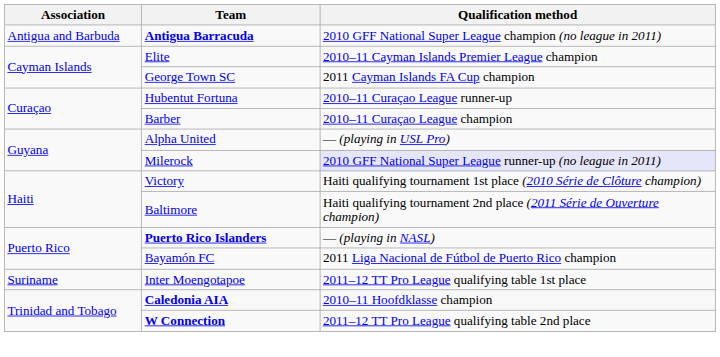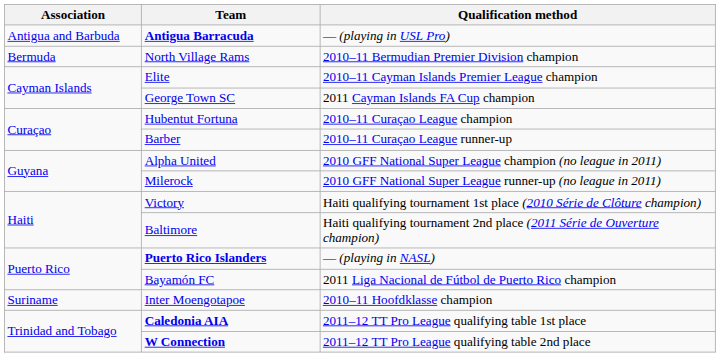(492, 35) 2010 GFF National Super League champion (no league in 2011) -> (386, 35) — (playing in USL Pro)
+ row: (197, 56)
(417, 98) 2010–11 Curaçao League runner-up -> (418, 118) 2010–11 Curaçao League champion
(418, 118) 2010–11 Curaçao League champion -> (417, 139) 2010–11 Curaçao League runner-up
(386, 139) — (playing in USL Pro) -> (492, 160) 2010 GFF National Super League champion (no league in 2011)
(492, 160) lavender background -> (492, 181) no background
(455, 279) 2011–12 TT Pro League qualifying table 1st place -> (408, 300) 2010–11 Hoofdklasse champion
(408, 300) 2010–11 Hoofdklasse champion -> (455, 320) 2011–12 TT Pro League qualifying table 1st place
